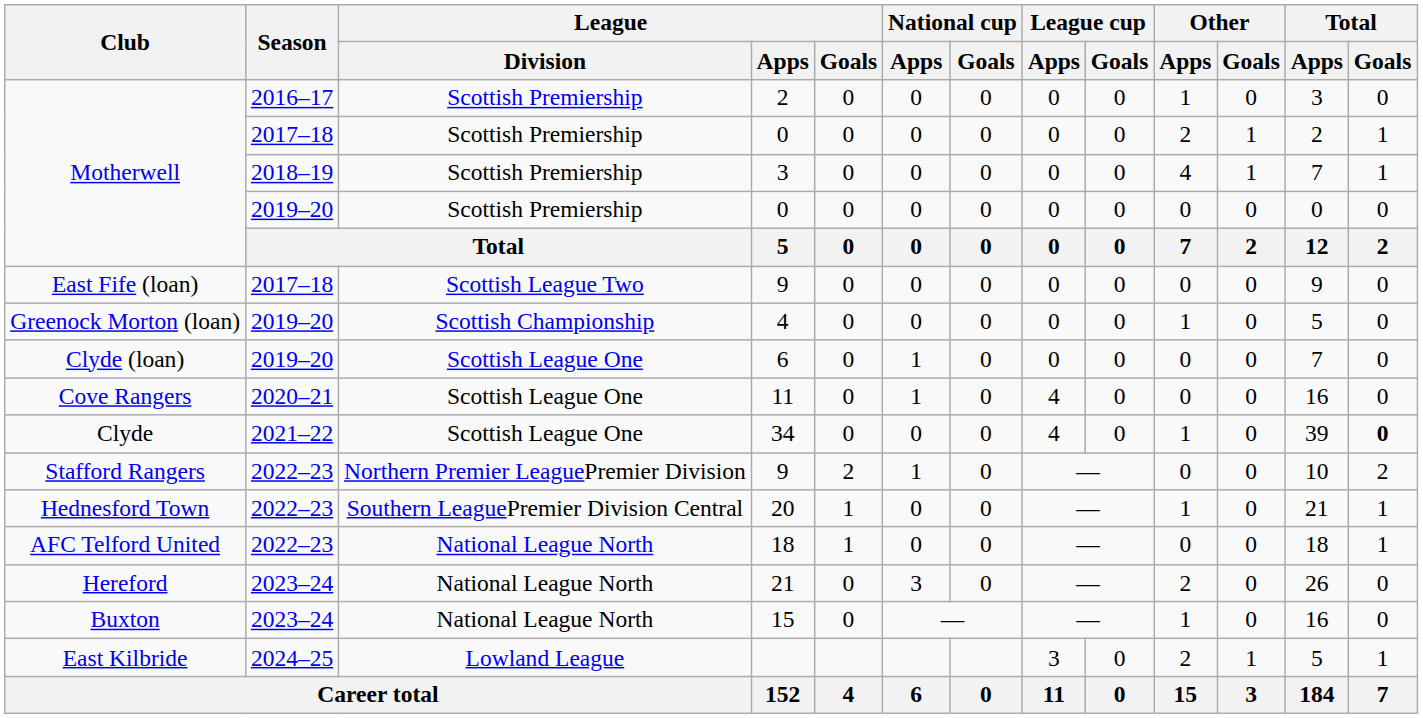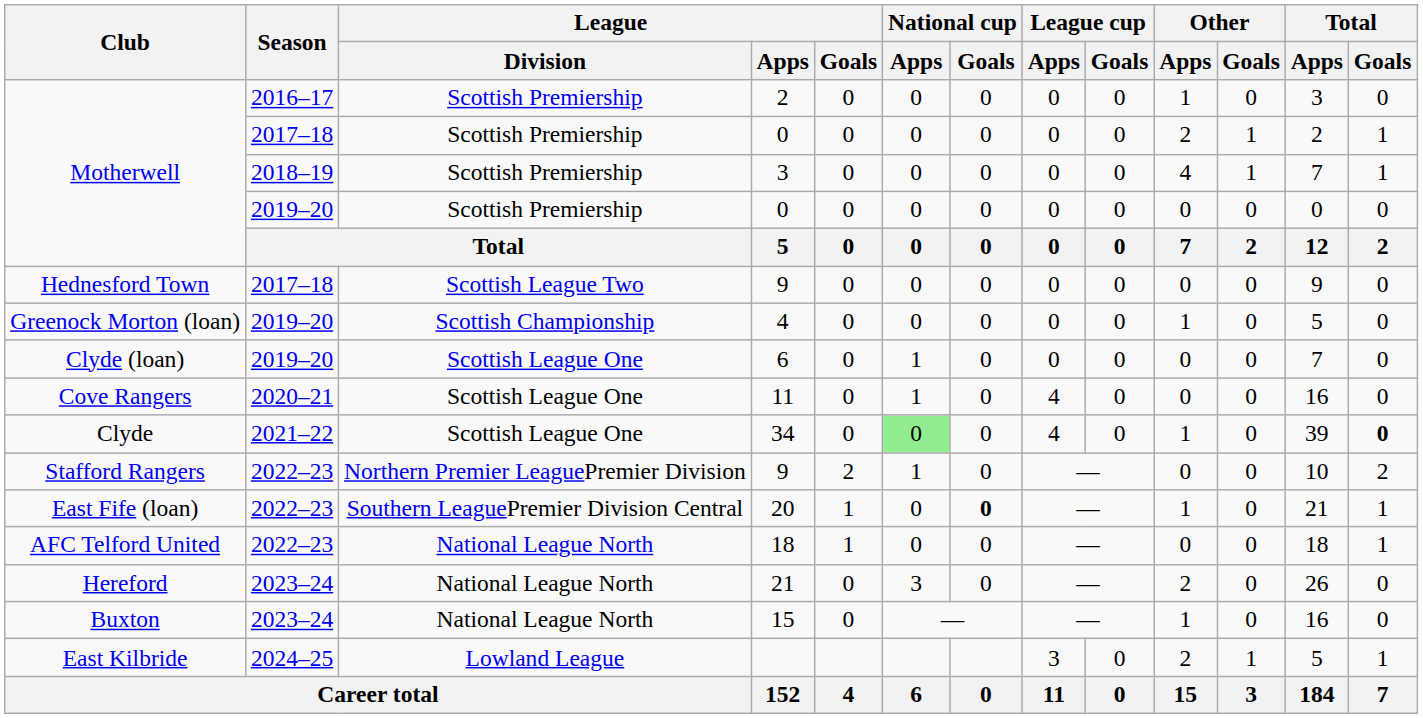(125, 284) East Fife (loan) -> (125, 284) Hednesford Town
(916, 433) no background -> (916, 433) lightgreen background
(125, 508) Hednesford Town -> (125, 508) East Fife (loan)
(986, 508) normal -> (986, 508) bold
